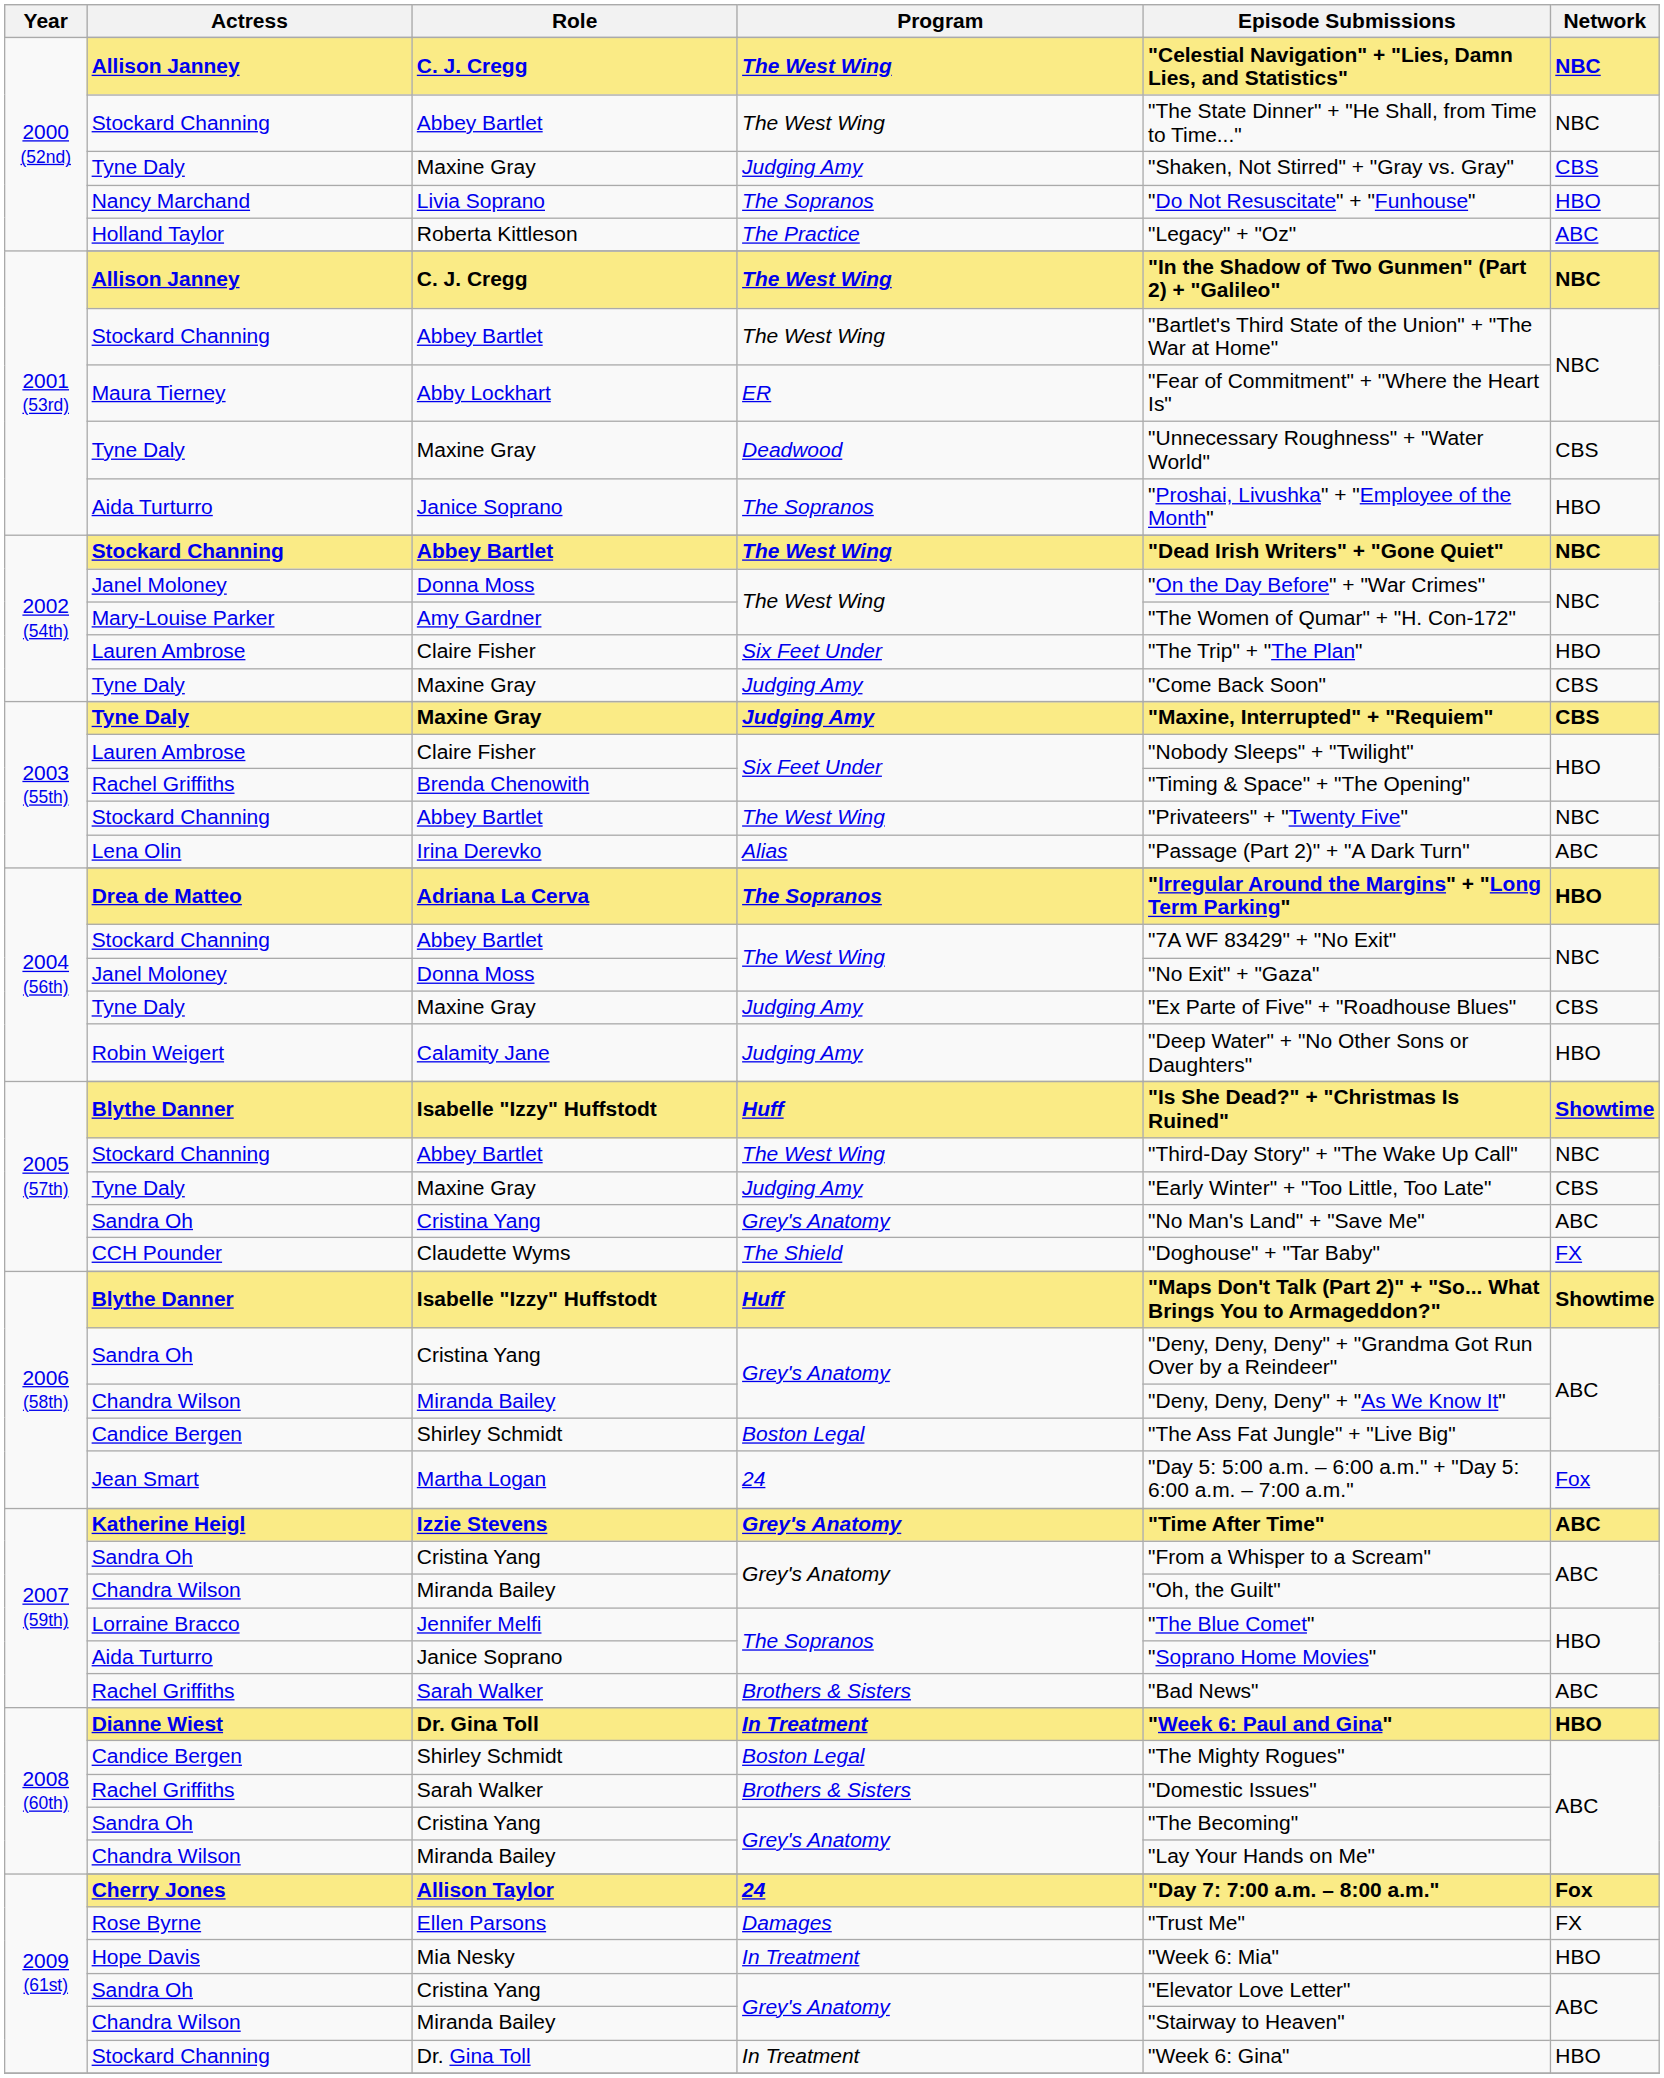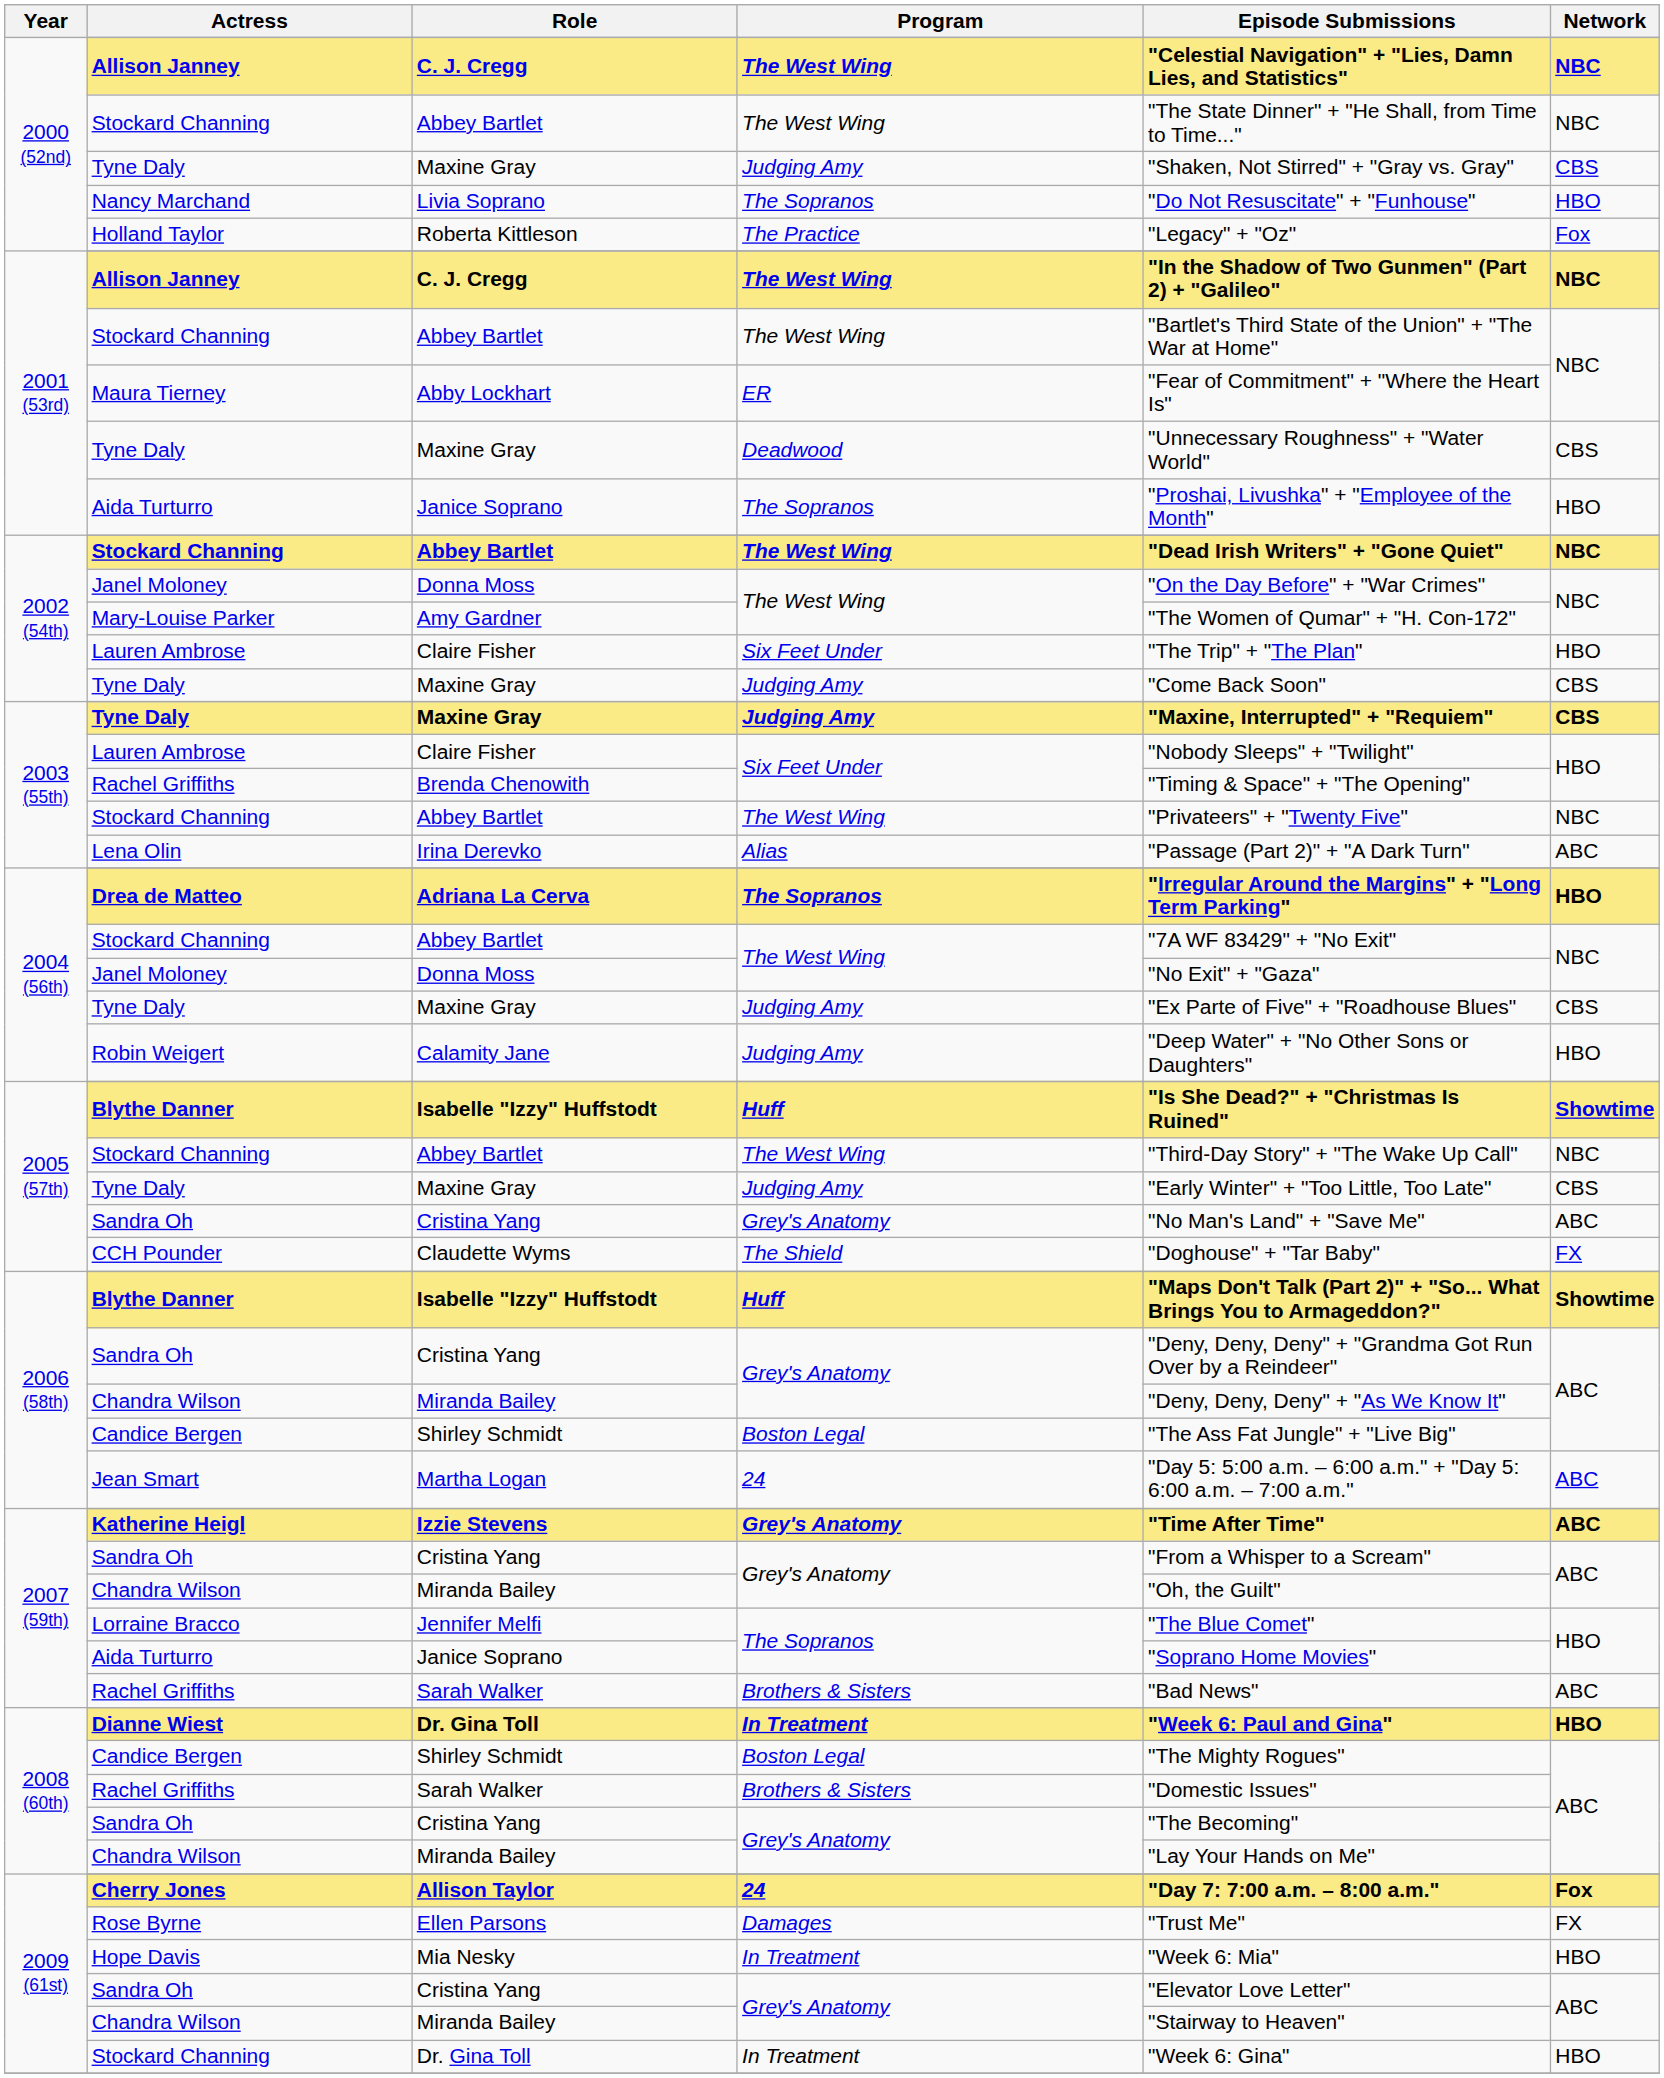(1577, 234) ABC -> (1573, 234) Fox
(1573, 1479) Fox -> (1577, 1479) ABC
